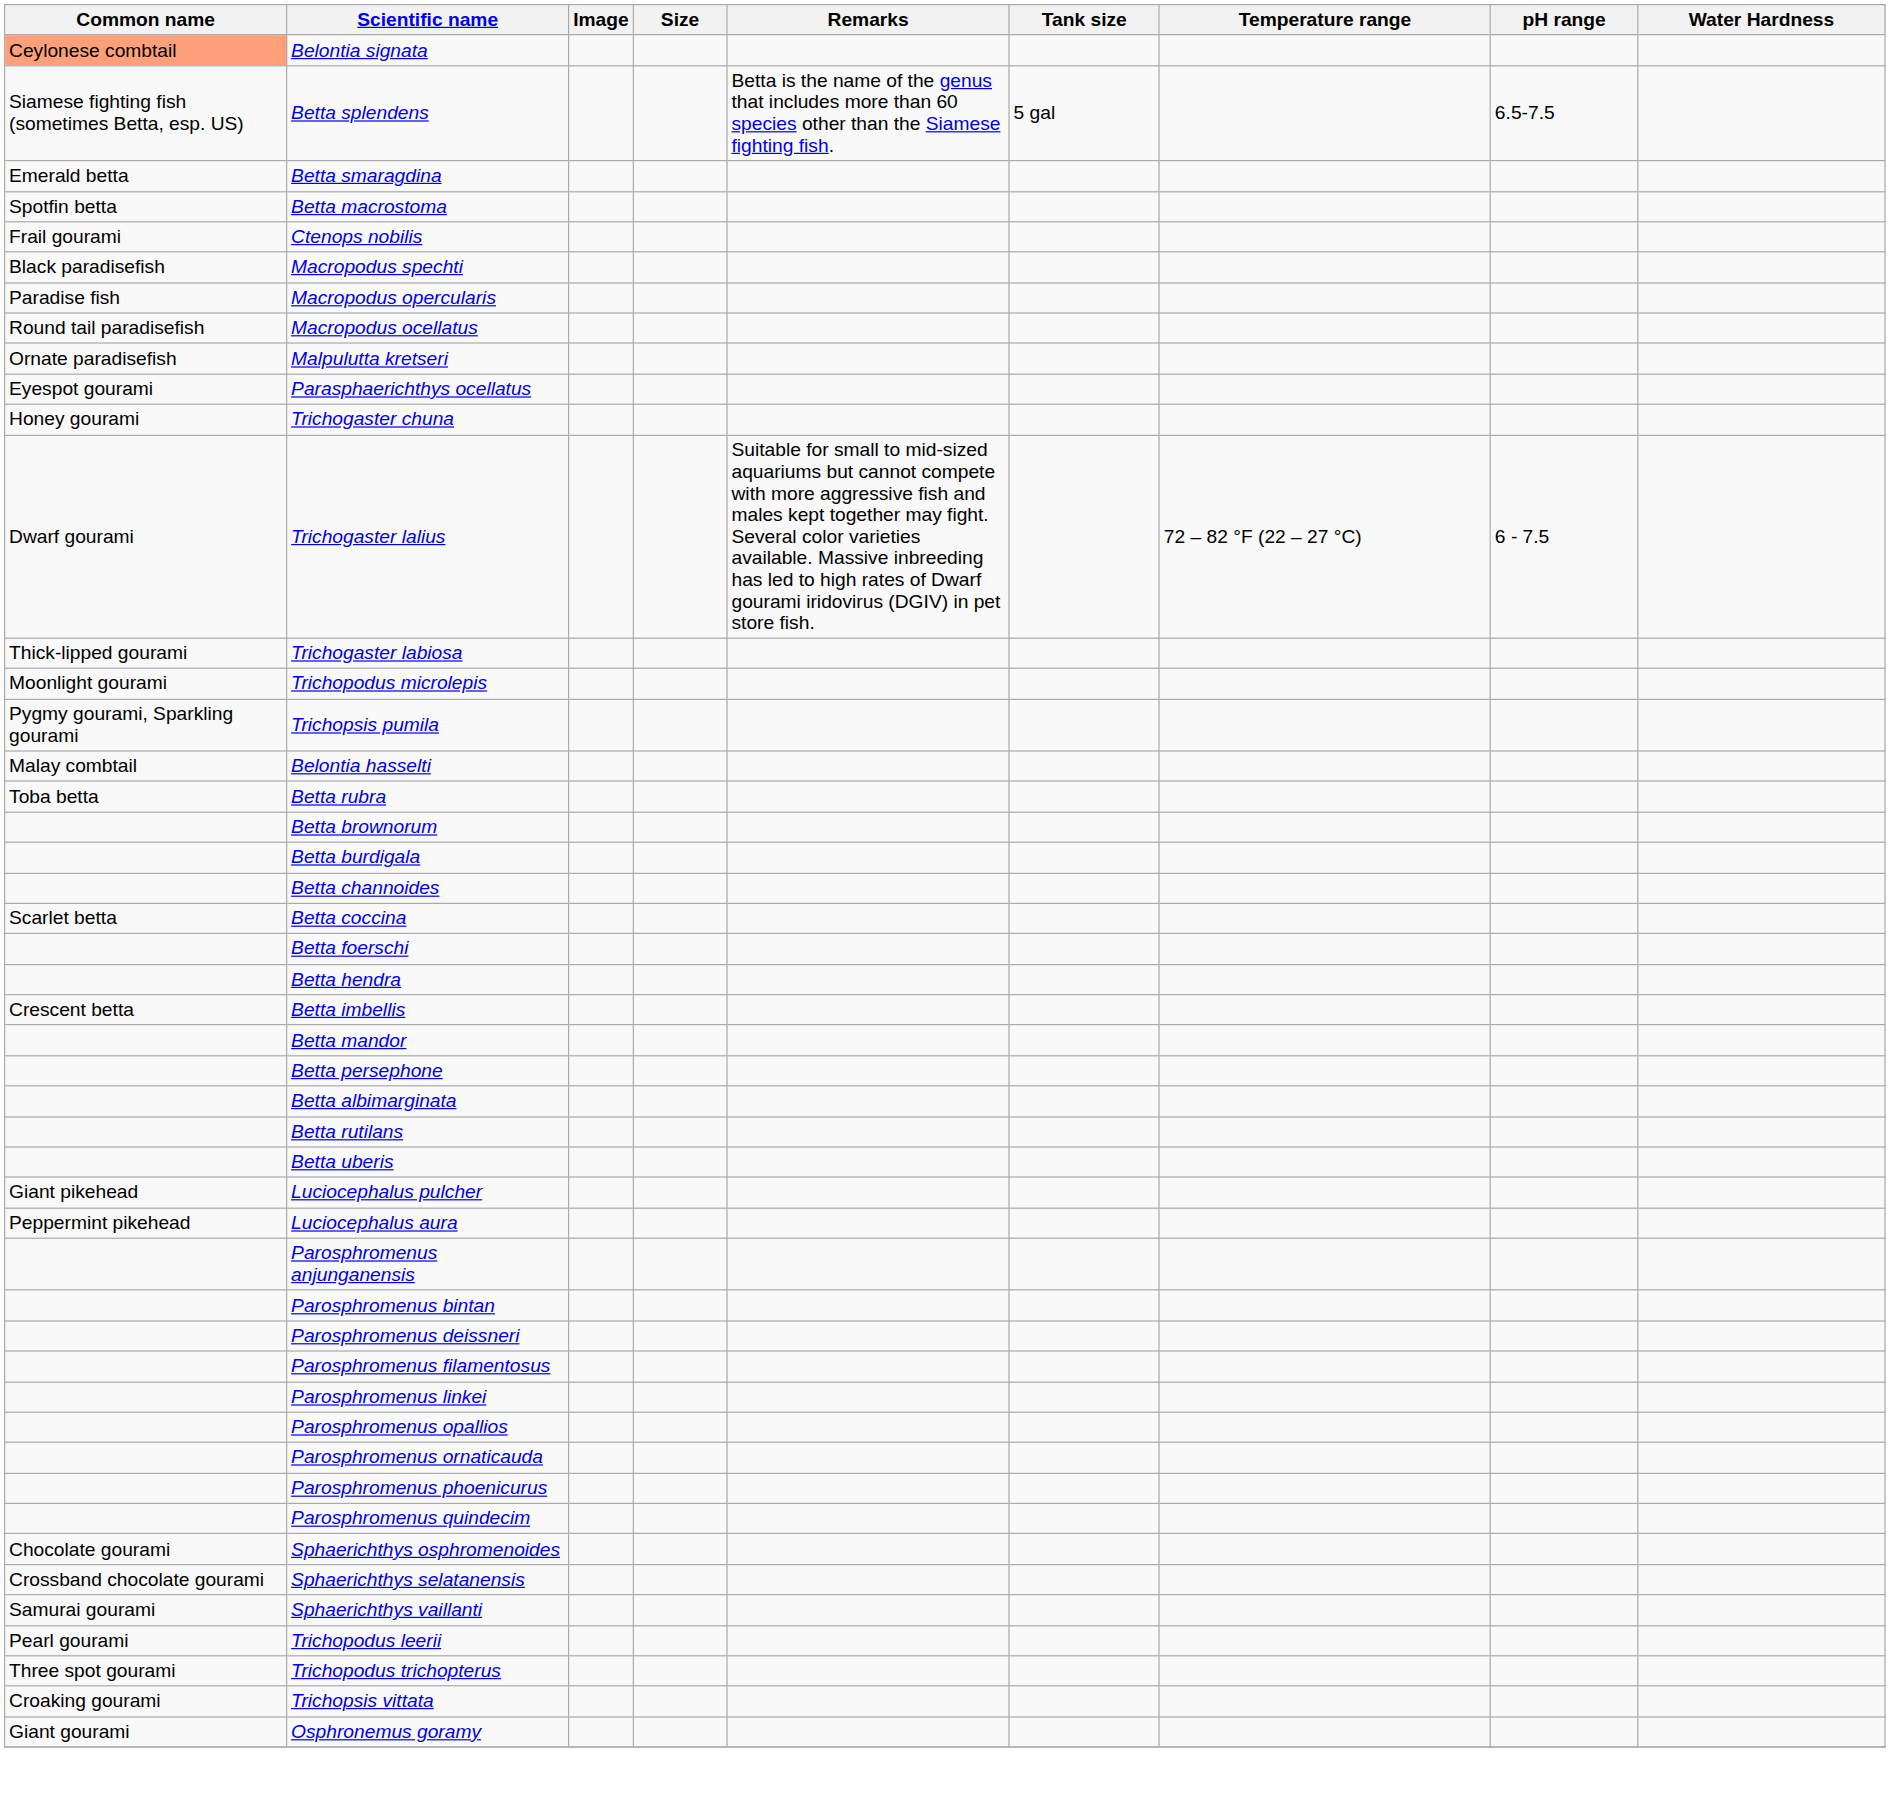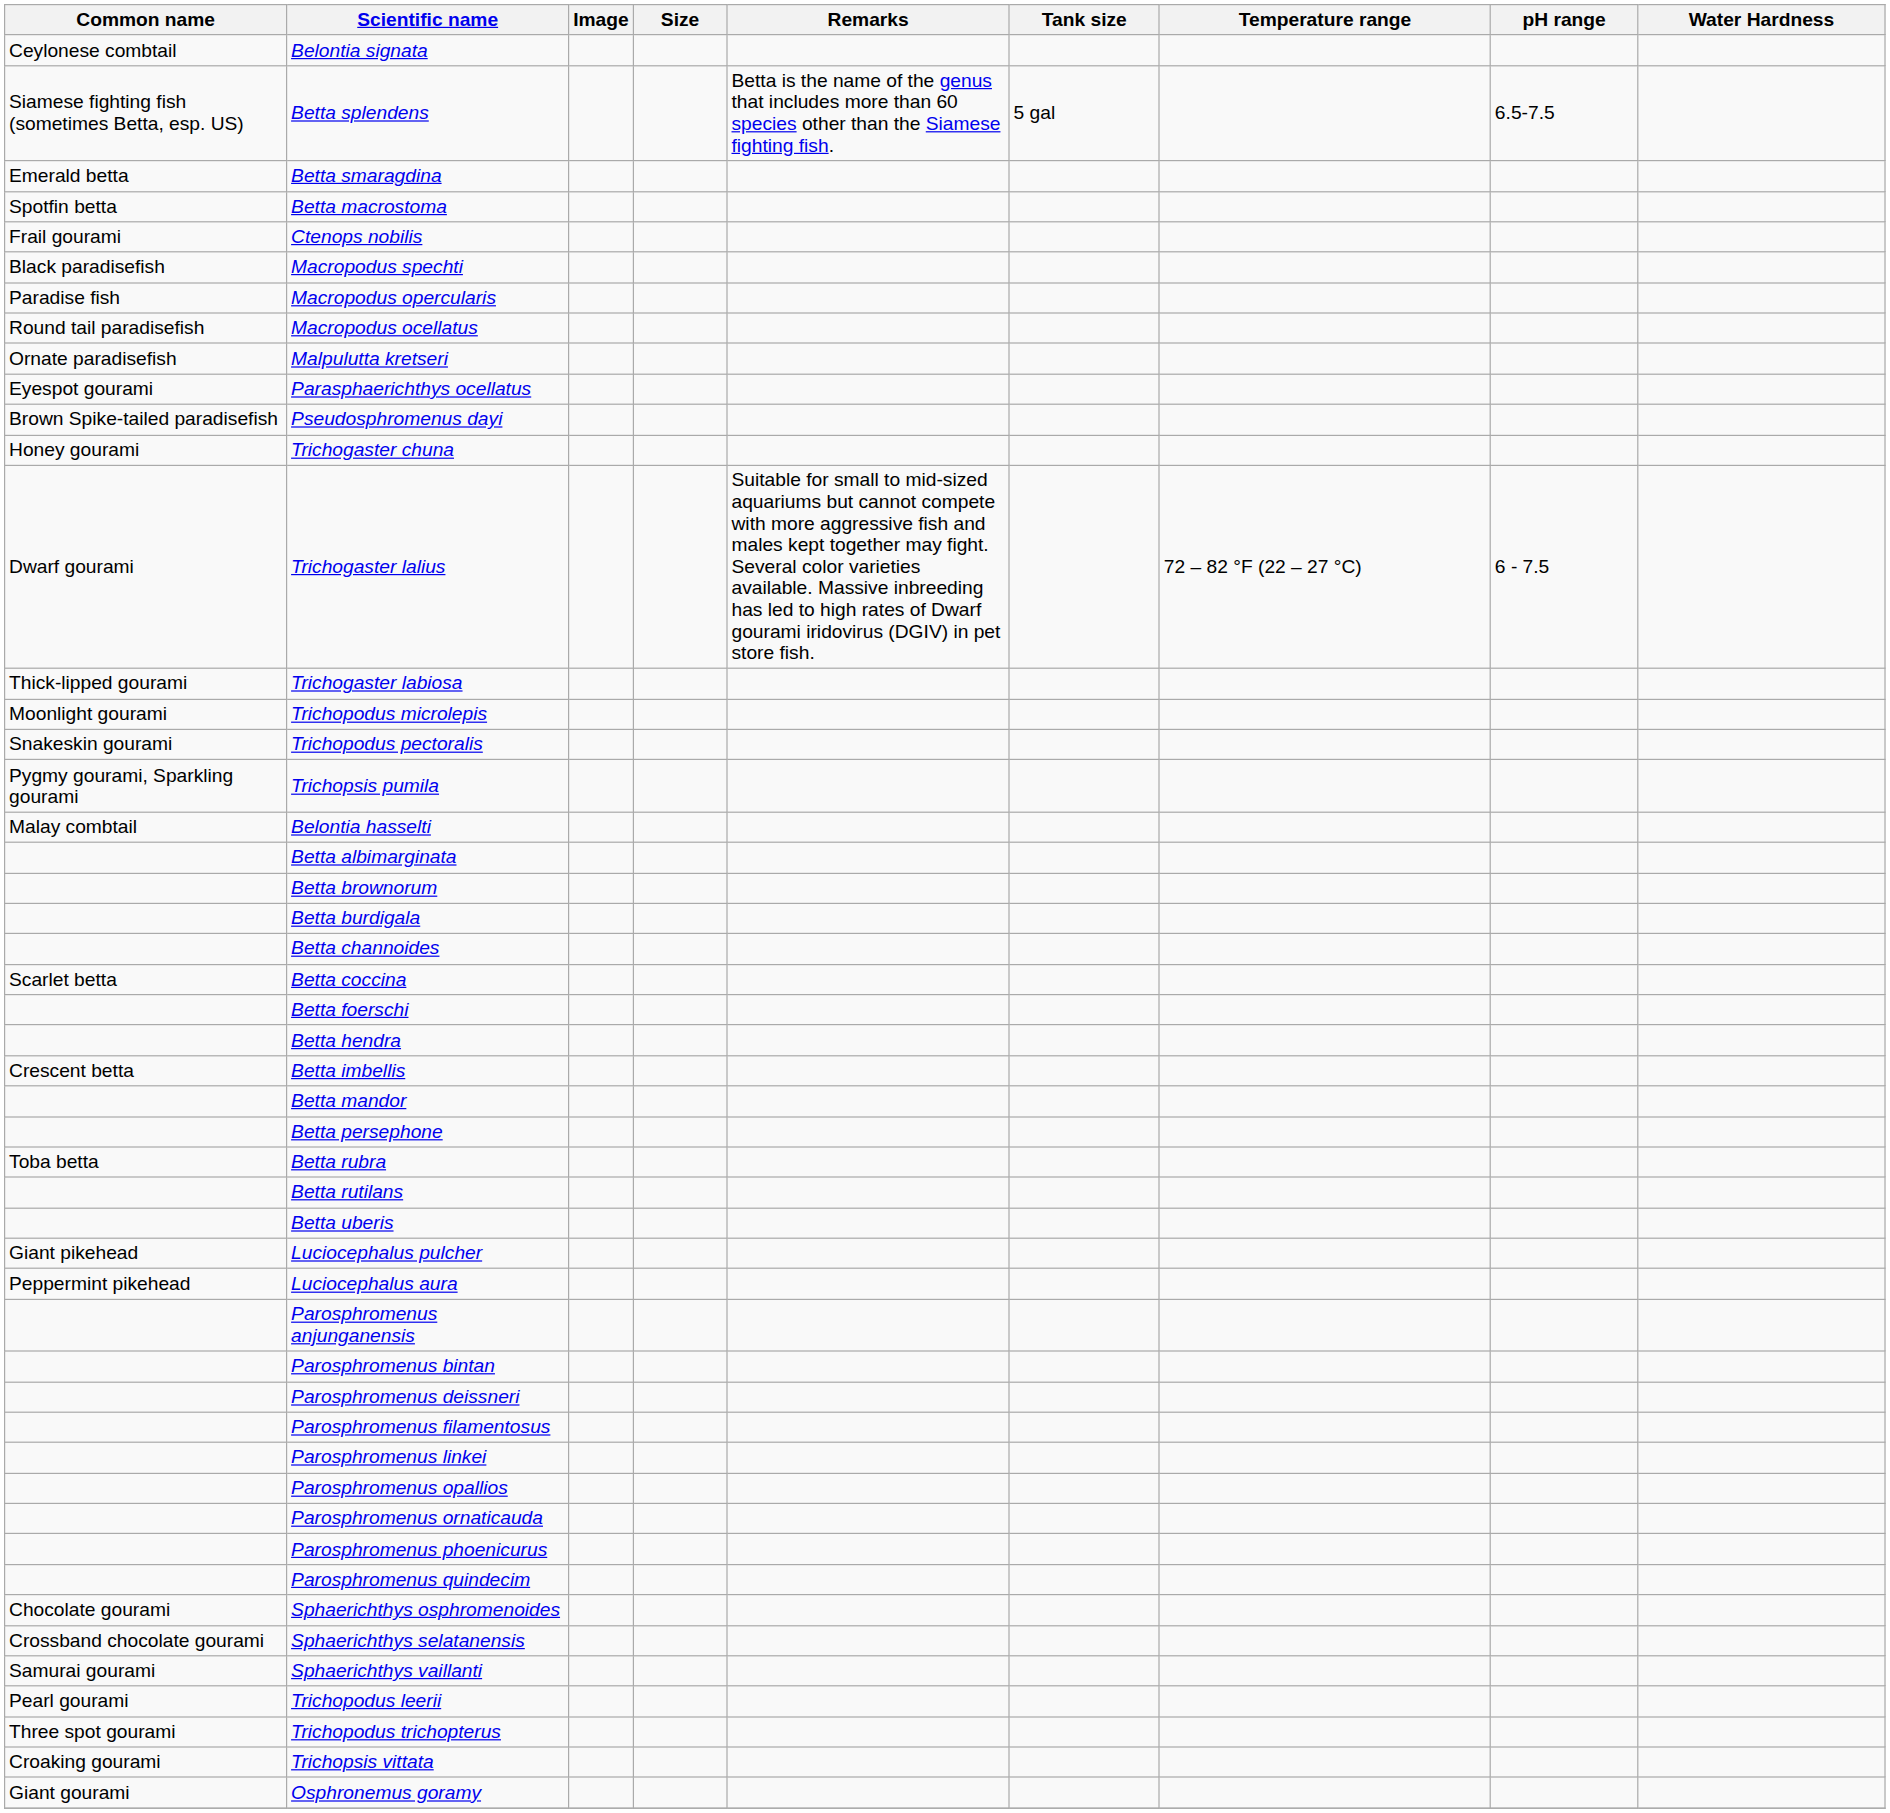(93, 50) lightsalmon background -> (93, 50) no background
+ row: (397, 419)
+ row: (387, 744)
rows swapped: (374, 1101) <-> (339, 796)
